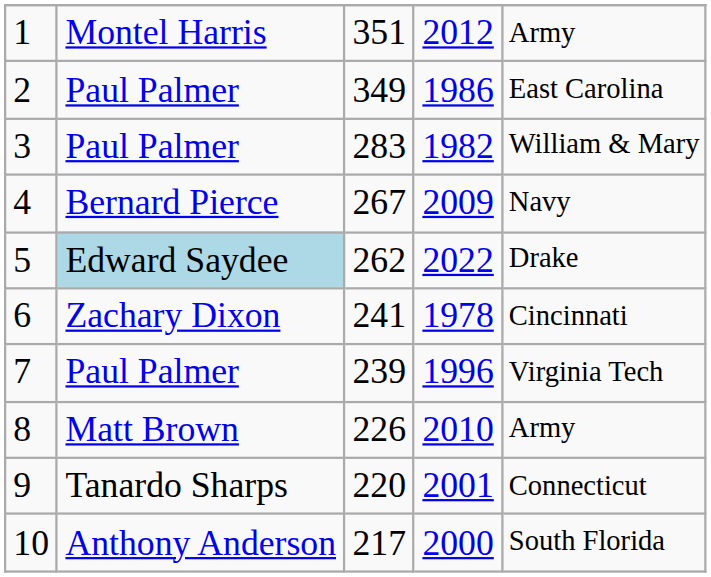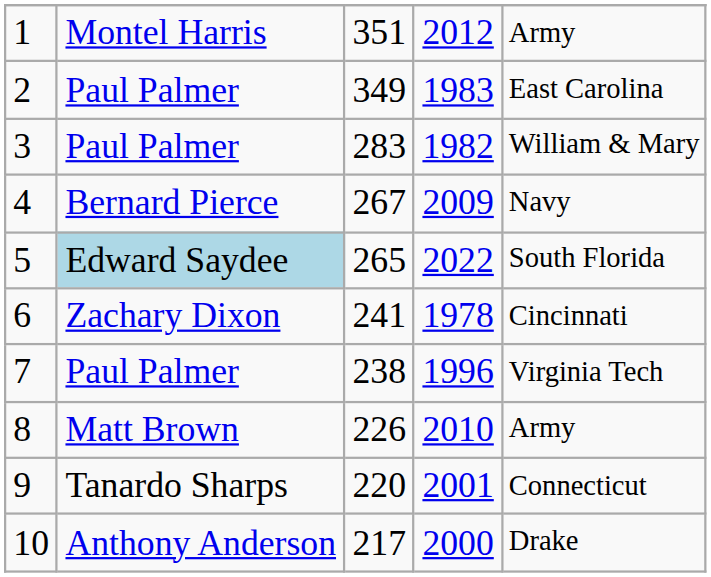(458, 89) 1986 -> (458, 89) 1983
(379, 259) 262 -> (379, 259) 265
(544, 259) Drake -> (587, 259) South Florida
(379, 372) 239 -> (379, 372) 238
(587, 542) South Florida -> (544, 542) Drake
